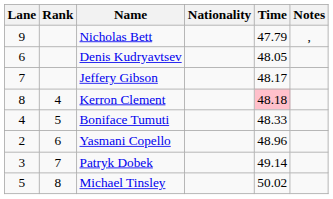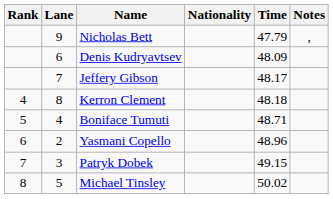columns swapped: (58, 15) <-> (22, 15)
(272, 57) 48.05 -> (272, 57) 48.09
(272, 99) pink background -> (272, 99) no background
(272, 120) 48.33 -> (272, 120) 48.71
(272, 162) 49.14 -> (272, 162) 49.15
